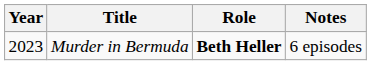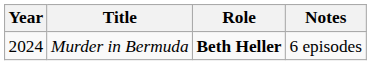(26, 45) 2023 -> (26, 45) 2024
